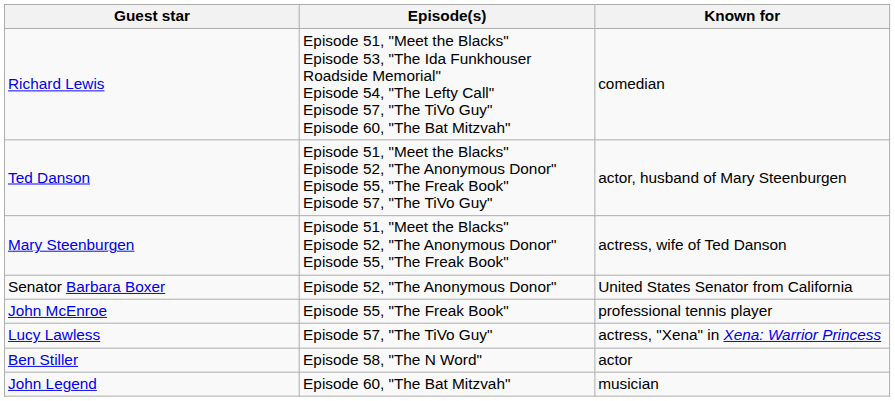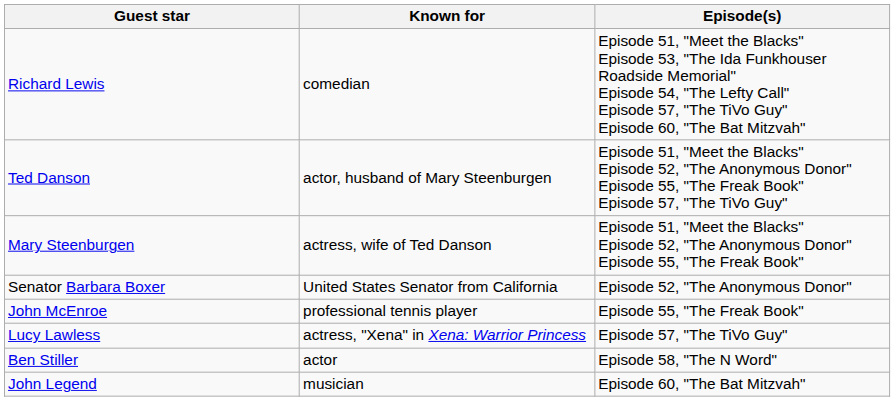columns swapped: (742, 16) <-> (447, 16)
